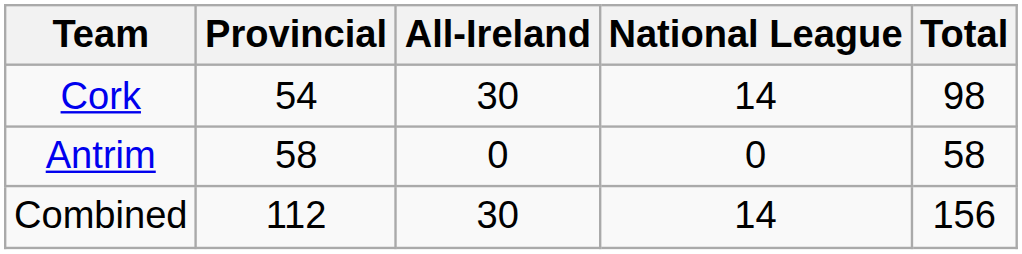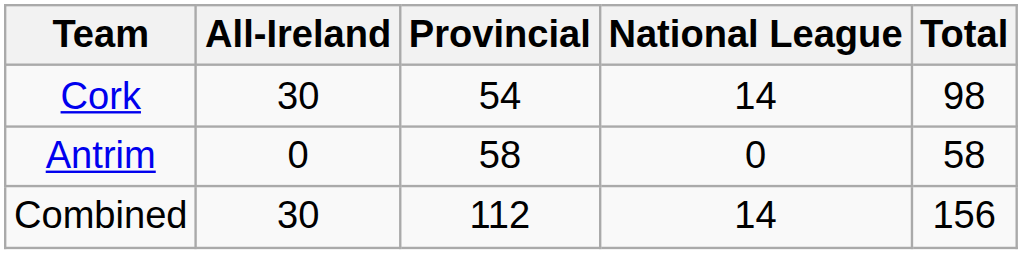columns swapped: (498, 34) <-> (296, 34)
